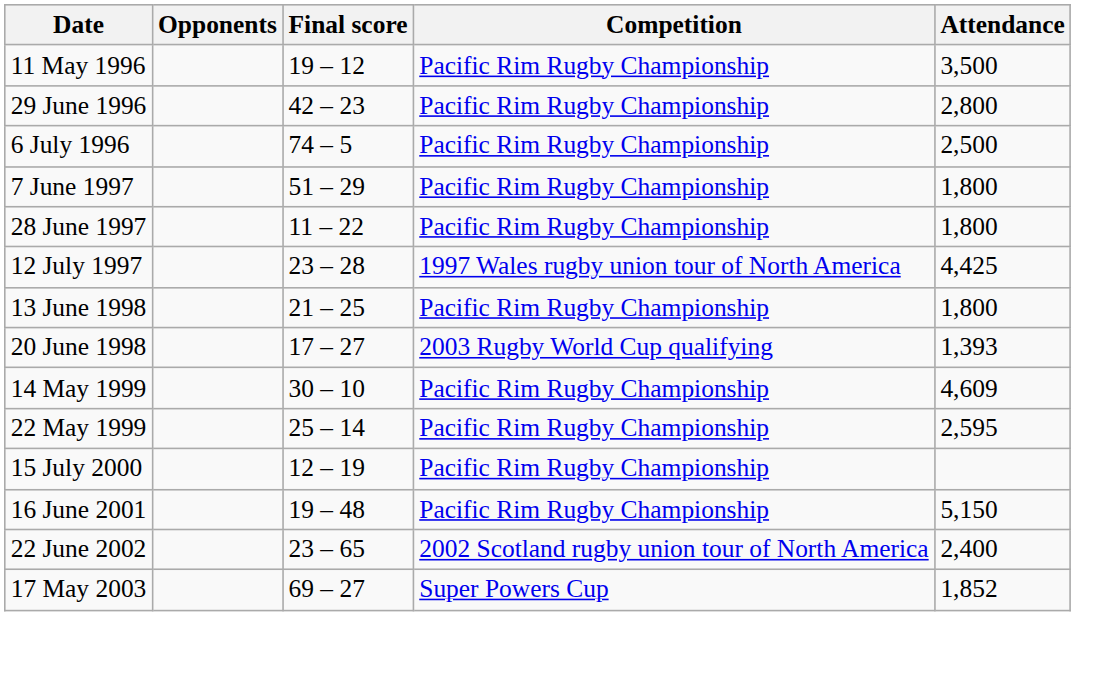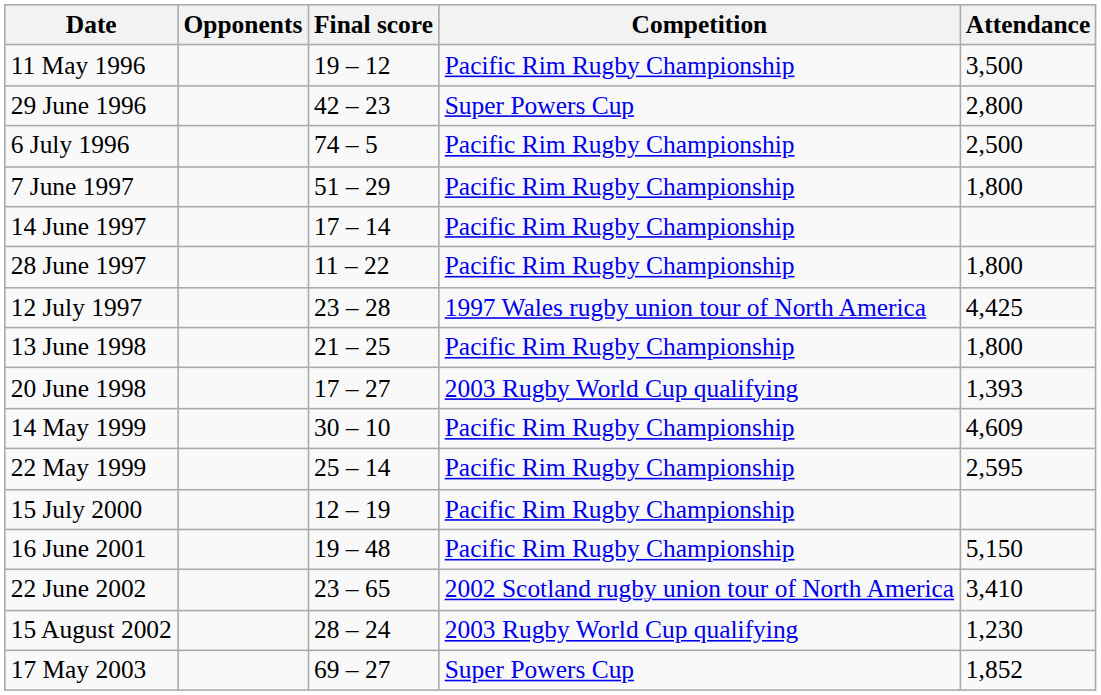(594, 105) Pacific Rim Rugby Championship -> (539, 105) Super Powers Cup
+ row: (78, 226)
(969, 549) 2,400 -> (994, 589) 3,410
+ row: (91, 629)
